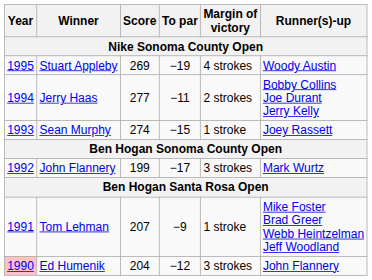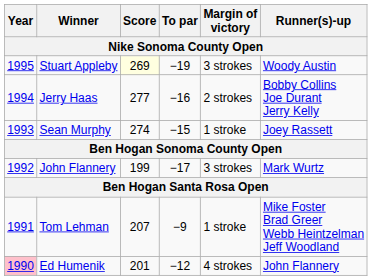(140, 66) no background -> (140, 66) lightyellow background
(228, 66) 4 strokes -> (228, 66) 3 strokes
(180, 98) −11 -> (180, 98) −16
(140, 266) 204 -> (140, 266) 201
(228, 266) 3 strokes -> (228, 266) 4 strokes
